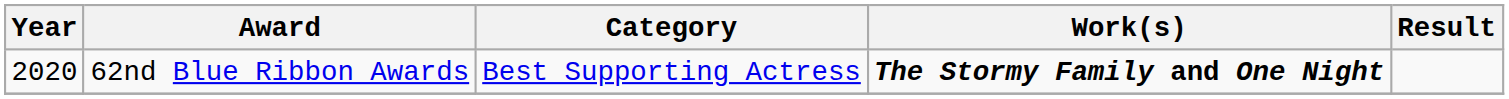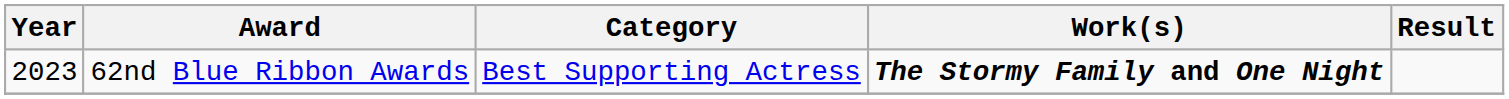(45, 72) 2020 -> (45, 72) 2023
